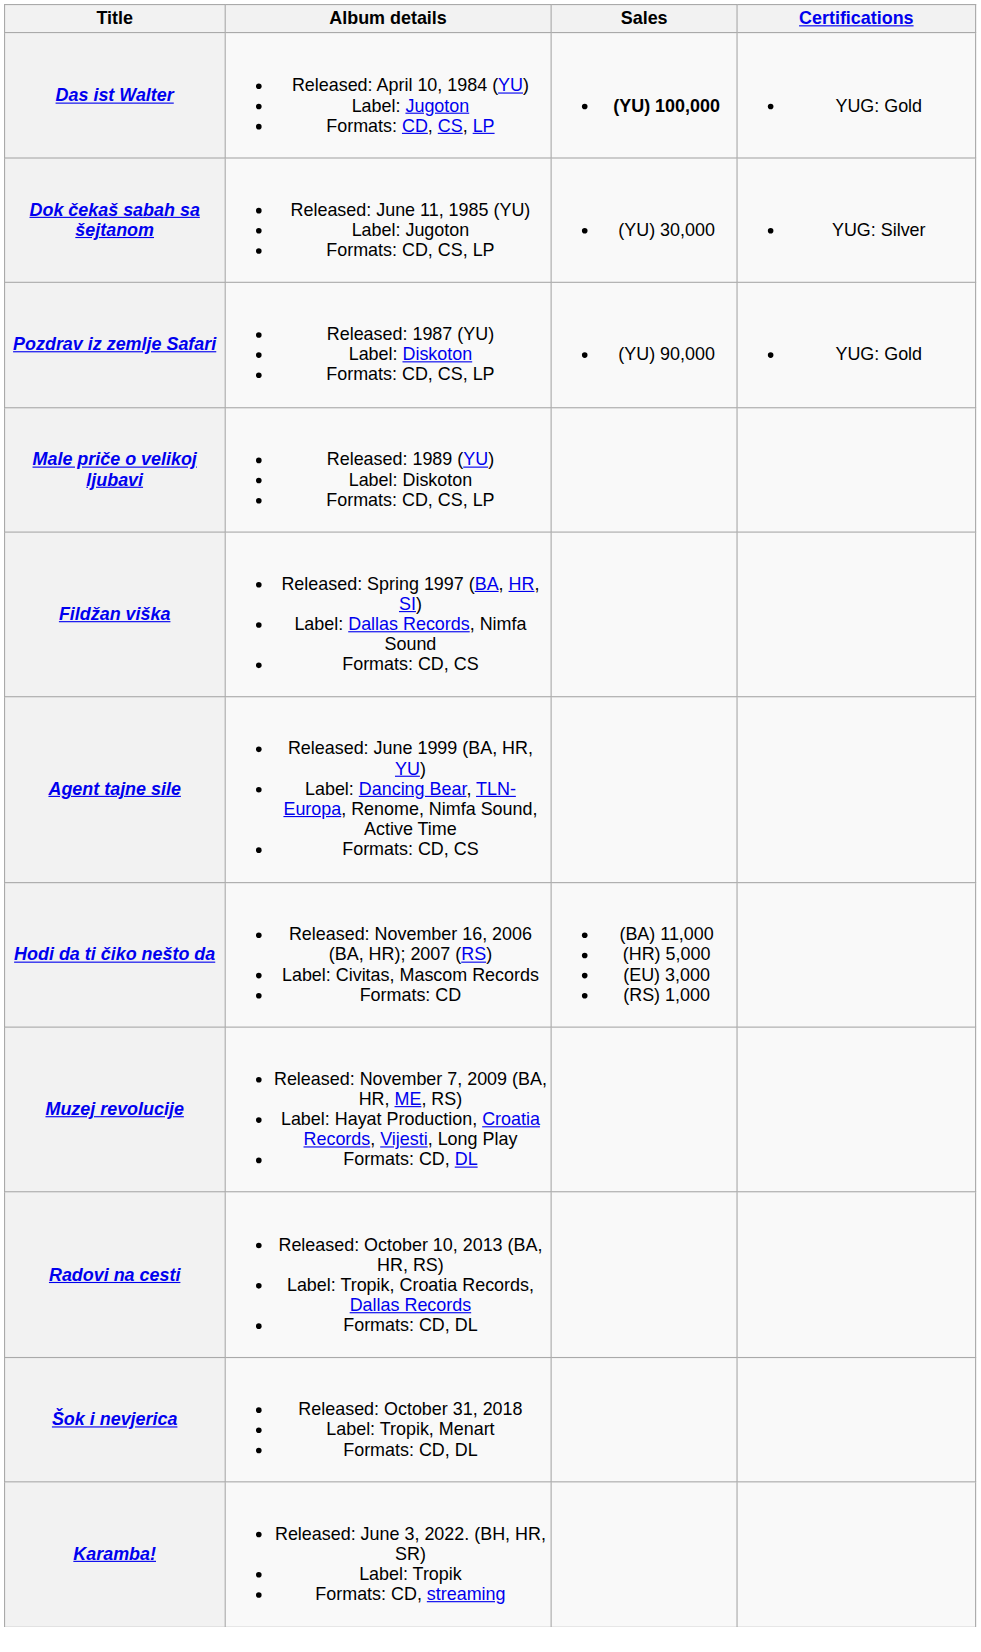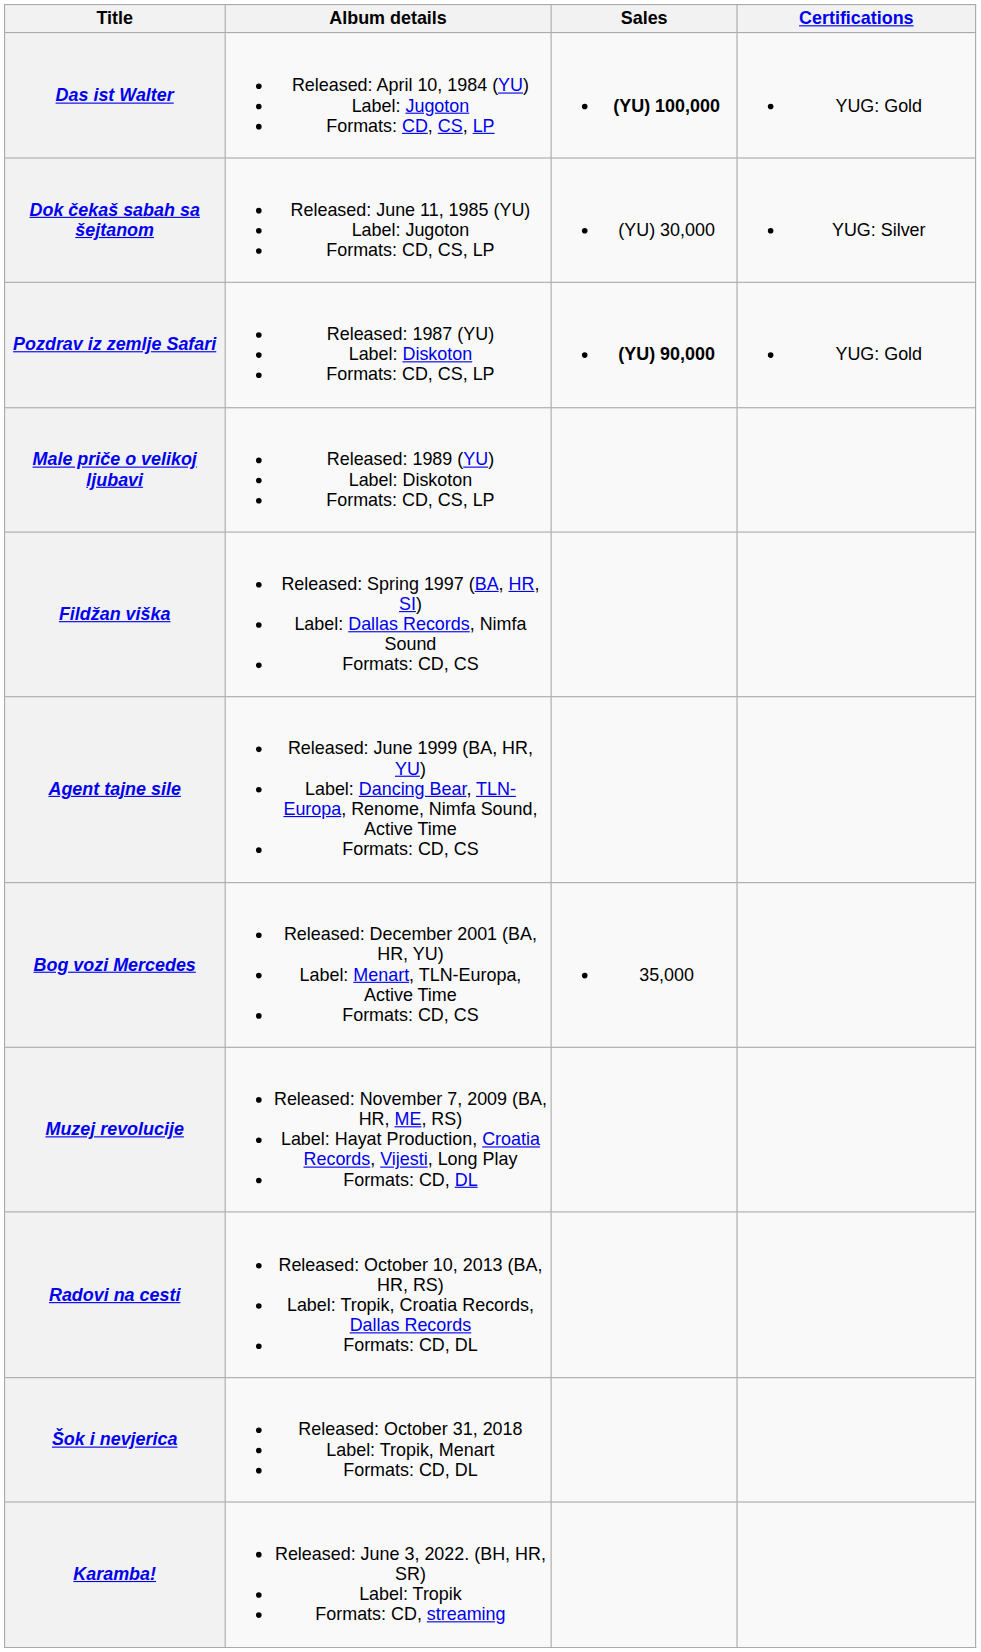(644, 355) normal -> (644, 355) bold
+ row: (115, 964)
- row: (115, 954)
